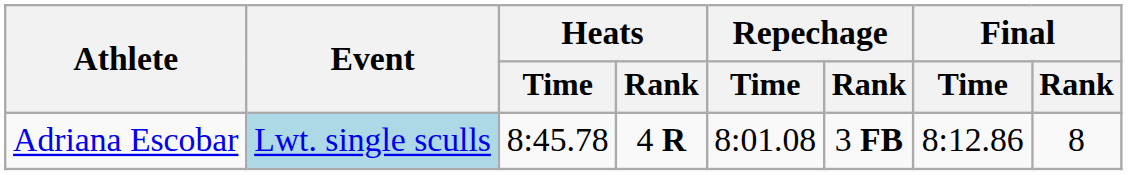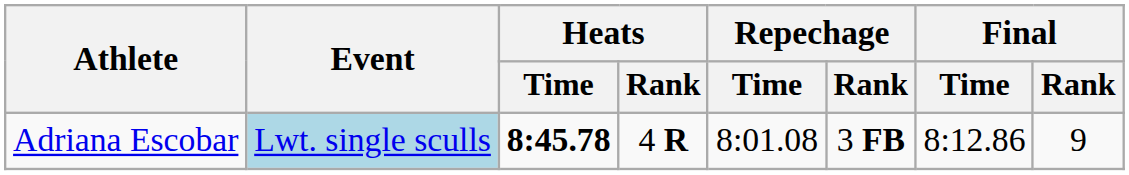(558, 140) normal -> (559, 140) bold
(1076, 140) 8 -> (1078, 140) 9
